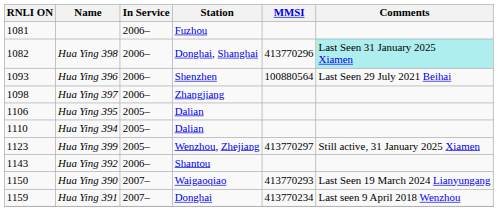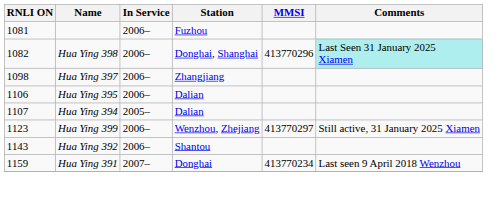- row: (88, 77)
(136, 111) 2005– -> (136, 94) 2006–
(17, 128) 1110 -> (18, 111) 1107
(136, 146) 2005– -> (136, 128) 2006–
- row: (88, 180)
